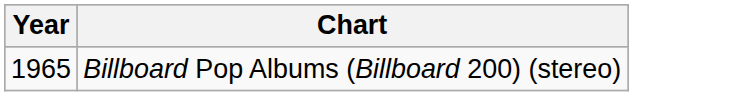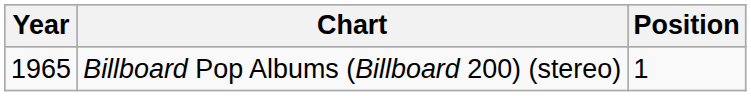+ column: (687, 25)
